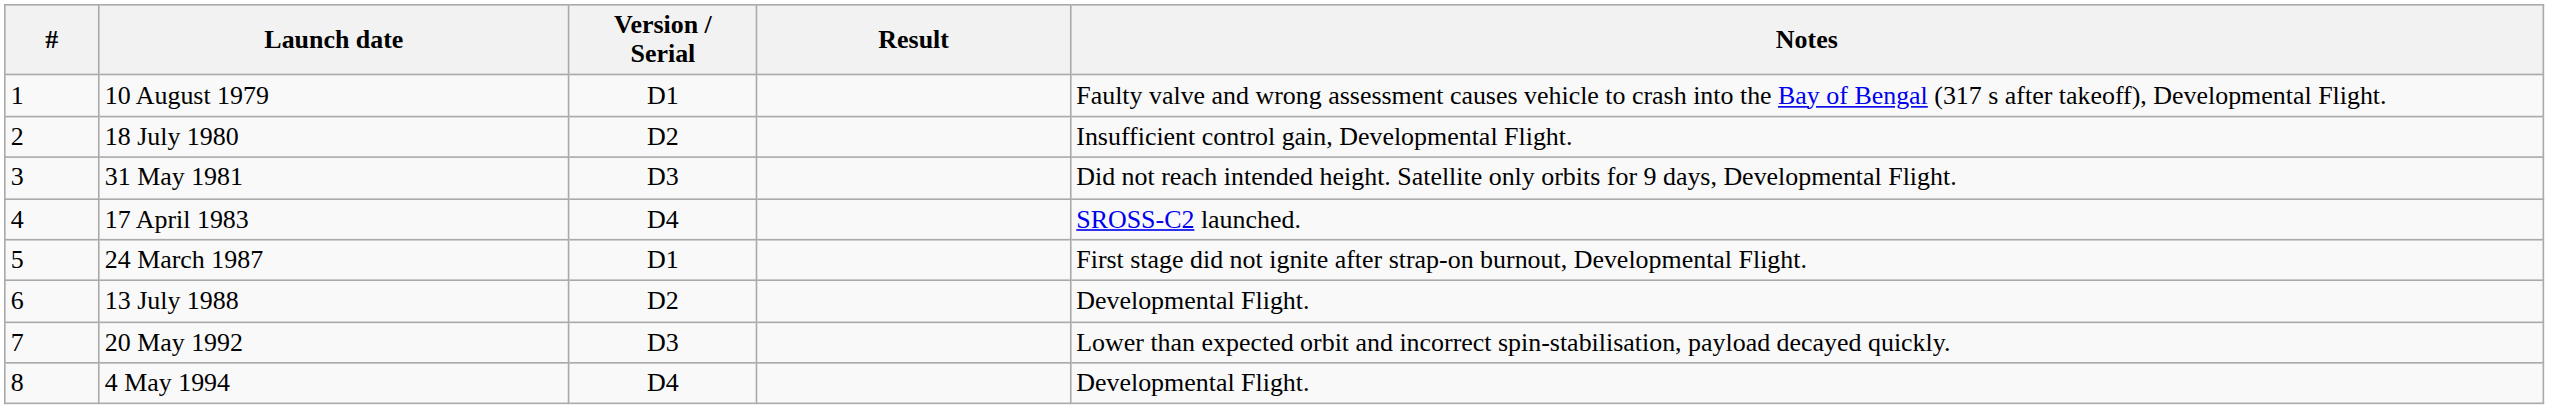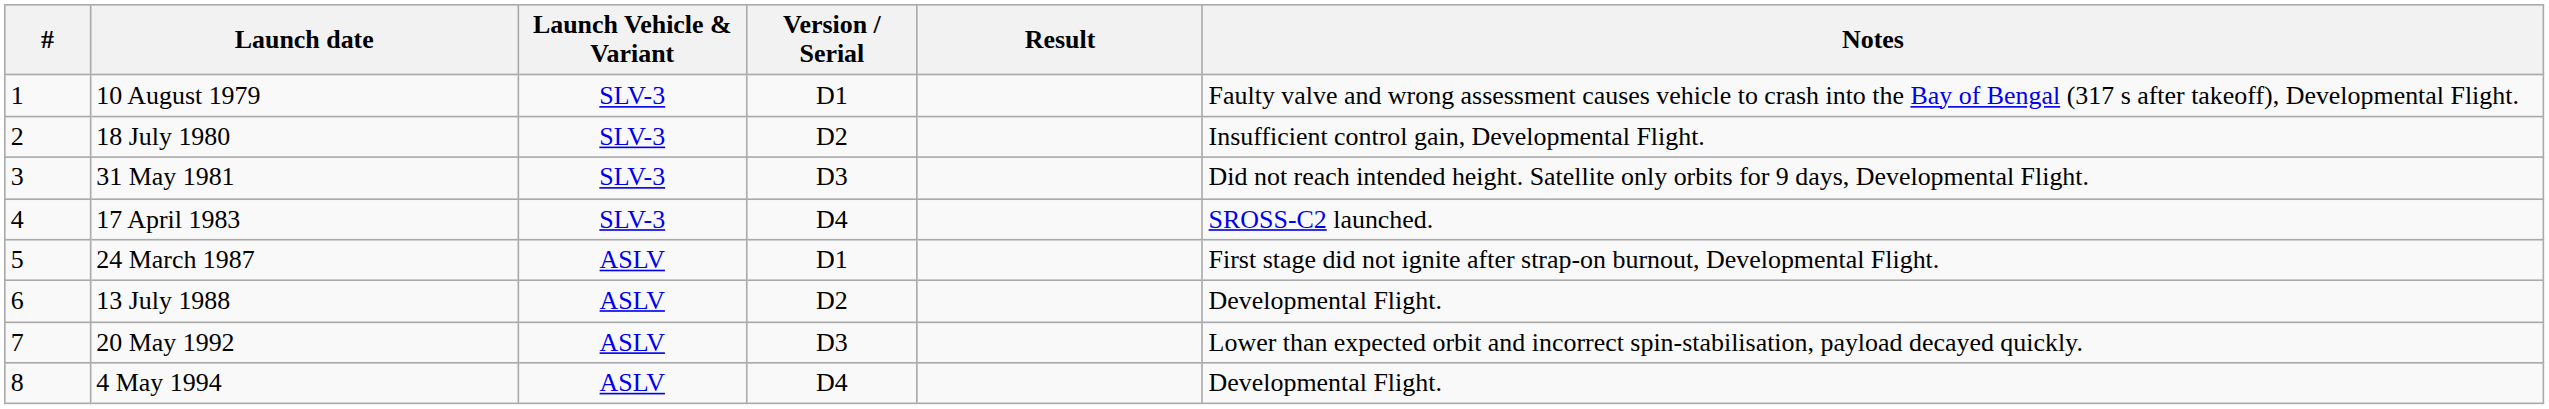+ column: (632, 39)
